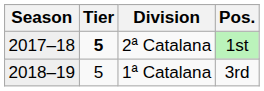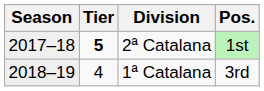(99, 72) 5 -> (99, 72) 4
